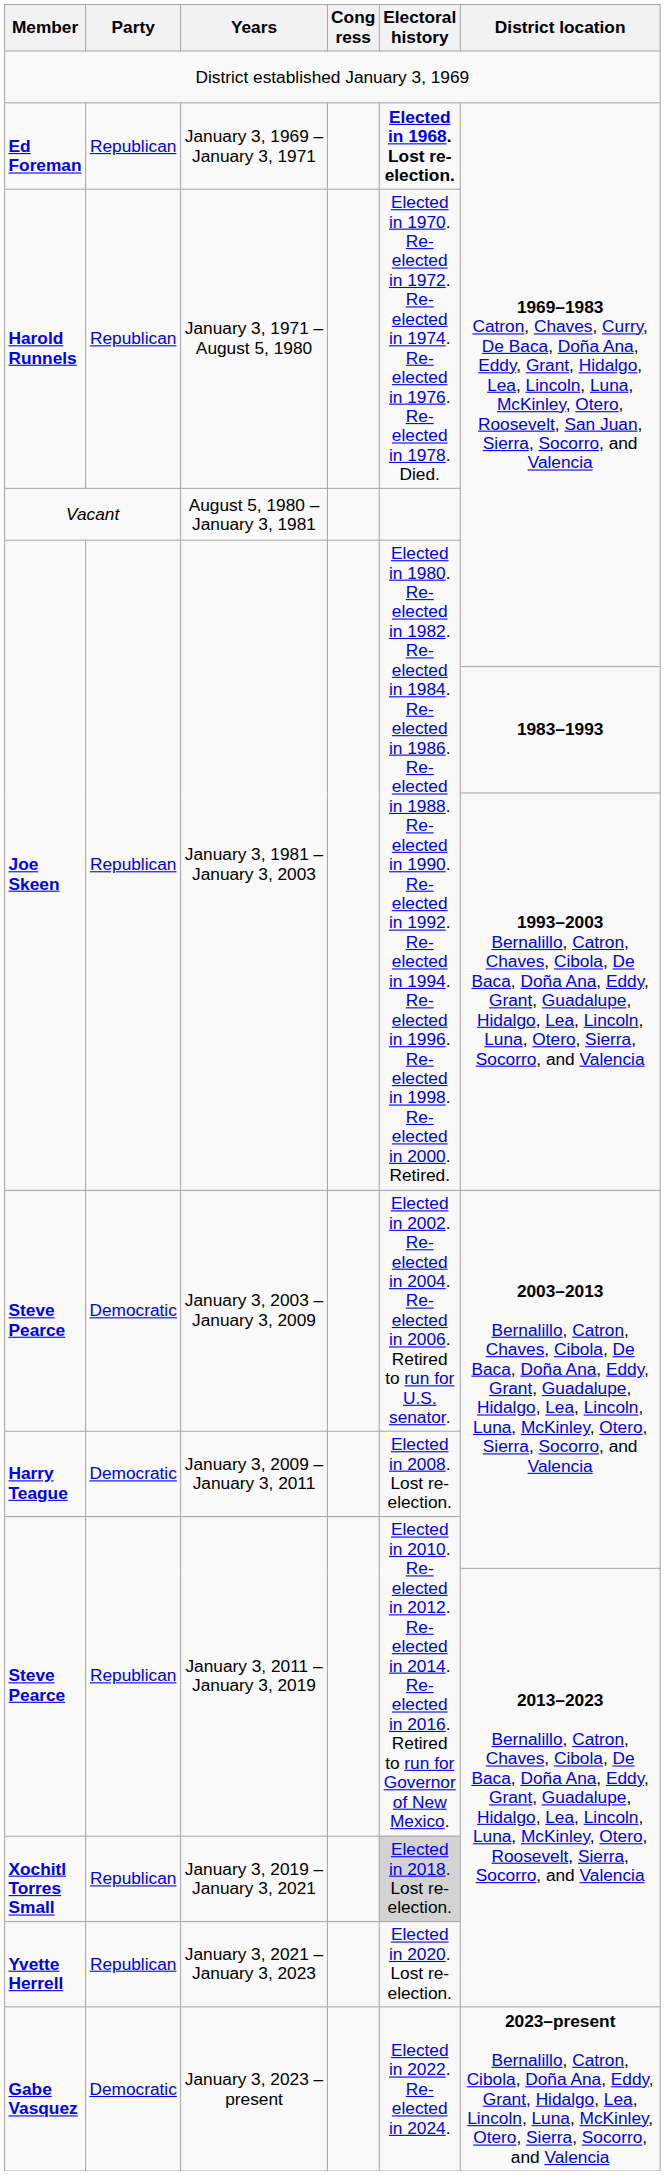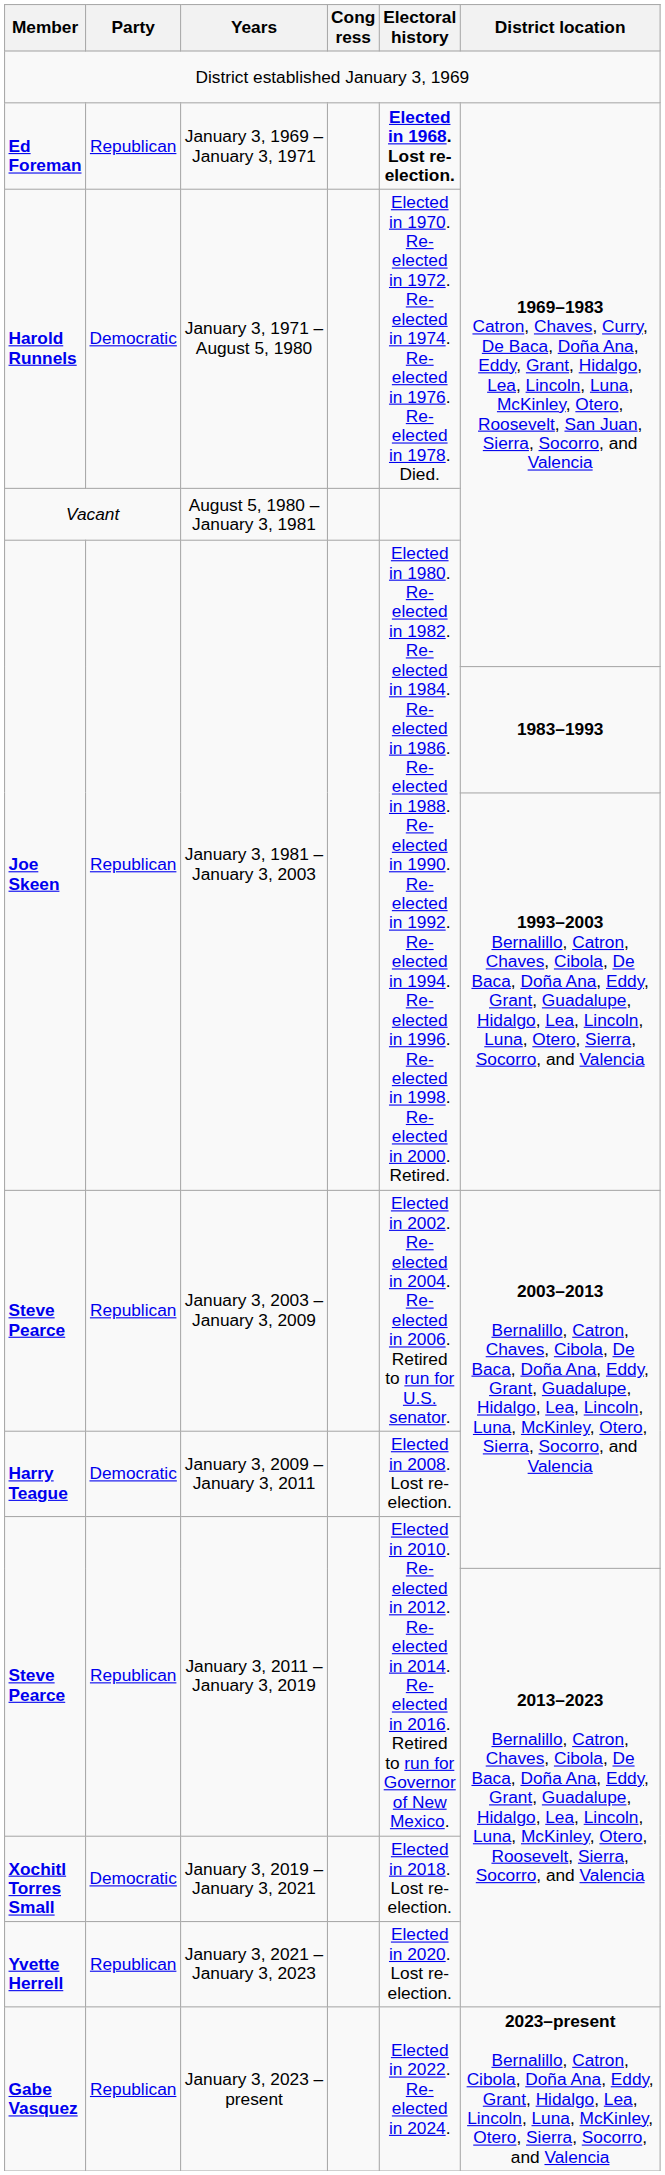(133, 338) Republican -> (133, 338) Democratic
(133, 1310) Democratic -> (133, 1310) Republican
(133, 1878) Republican -> (133, 1878) Democratic
(420, 1878) lightgrey background -> (420, 1878) no background
(133, 2088) Democratic -> (133, 2088) Republican
